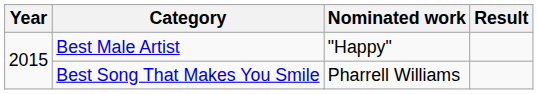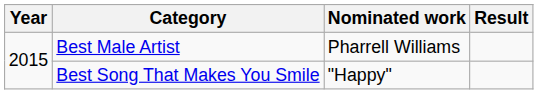(360, 46) "Happy" -> (394, 46) Pharrell Williams
(394, 74) Pharrell Williams -> (360, 74) "Happy"
